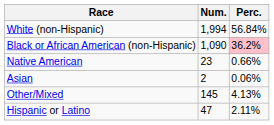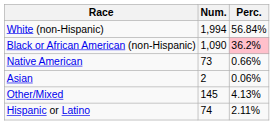(206, 62) 23 -> (206, 62) 73
(206, 111) 47 -> (206, 111) 74
